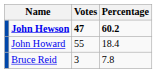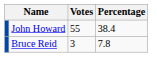- row: (40, 28)
(111, 44) 18.4 -> (107, 28) 38.4
